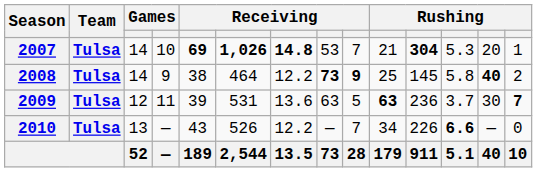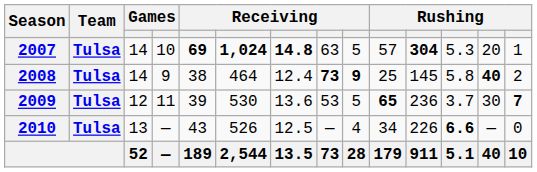(243, 51) 1,026 -> (243, 51) 1,024
(330, 51) 53 -> (330, 51) 63
(356, 51) 7 -> (356, 51) 5
(388, 51) 21 -> (388, 51) 57
(294, 77) 12.2 -> (294, 77) 12.4
(243, 103) 531 -> (243, 103) 530
(330, 103) 63 -> (330, 103) 53
(388, 103) 63 -> (388, 103) 65
(294, 128) 12.2 -> (294, 128) 12.5
(356, 128) 7 -> (356, 128) 4
